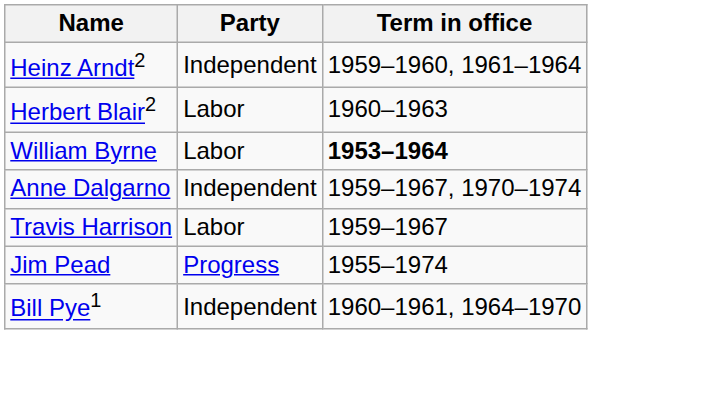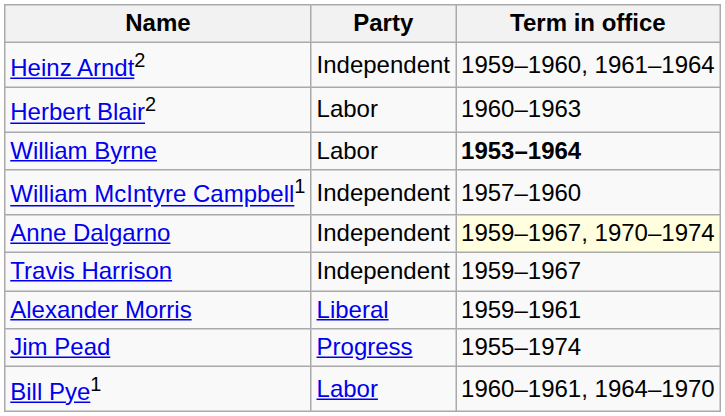+ row: (158, 192)
(454, 188) no background -> (588, 233) lightyellow background
(214, 226) Labor -> (383, 271) Independent
+ row: (101, 309)
(250, 306) Independent -> (347, 388) Labor
